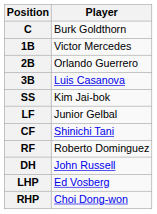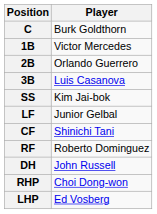rows swapped: (28, 183) <-> (28, 200)
